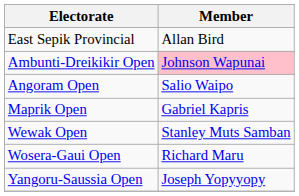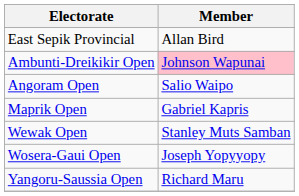(202, 156) Richard Maru -> (213, 156) Joseph Yopyyopy
(213, 179) Joseph Yopyyopy -> (202, 179) Richard Maru
